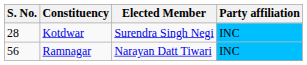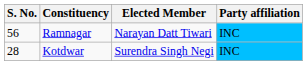rows swapped: (67, 51) <-> (63, 32)
